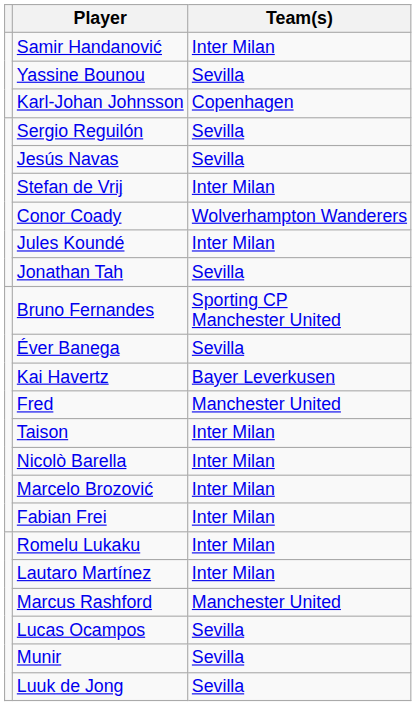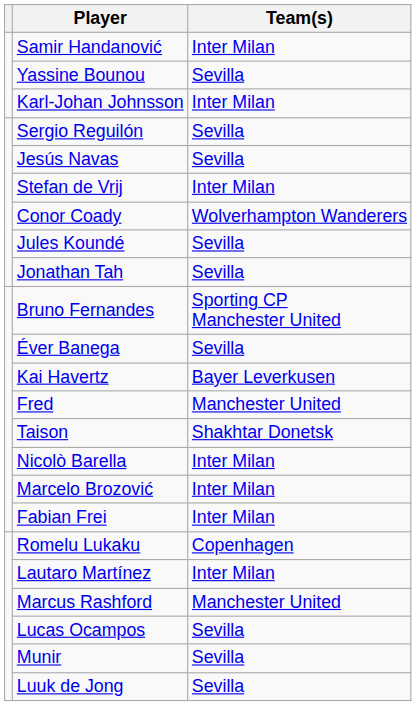(243, 103) Copenhagen -> (233, 103) Inter Milan
(233, 243) Inter Milan -> (218, 243) Sevilla
(233, 432) Inter Milan -> (262, 432) Shakhtar Donetsk
(233, 545) Inter Milan -> (243, 545) Copenhagen
